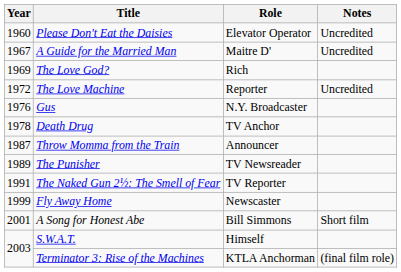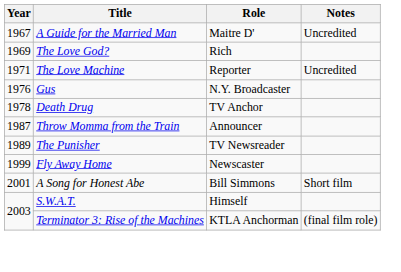- row: (104, 32)
(19, 88) 1972 -> (19, 70) 1971
- row: (128, 182)
